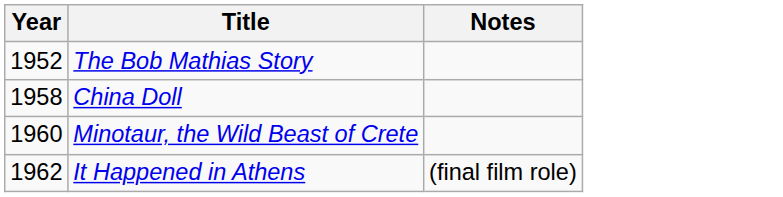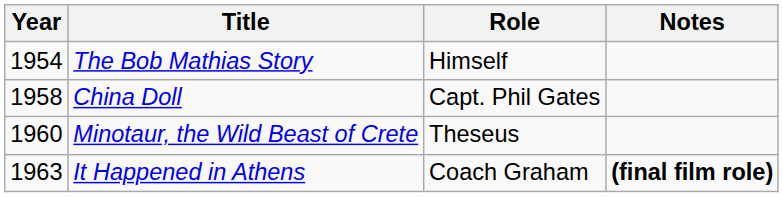+ column: (515, 23)
(36, 60) 1952 -> (36, 60) 1954
(36, 172) 1962 -> (36, 172) 1963
(503, 172) normal -> (692, 172) bold
